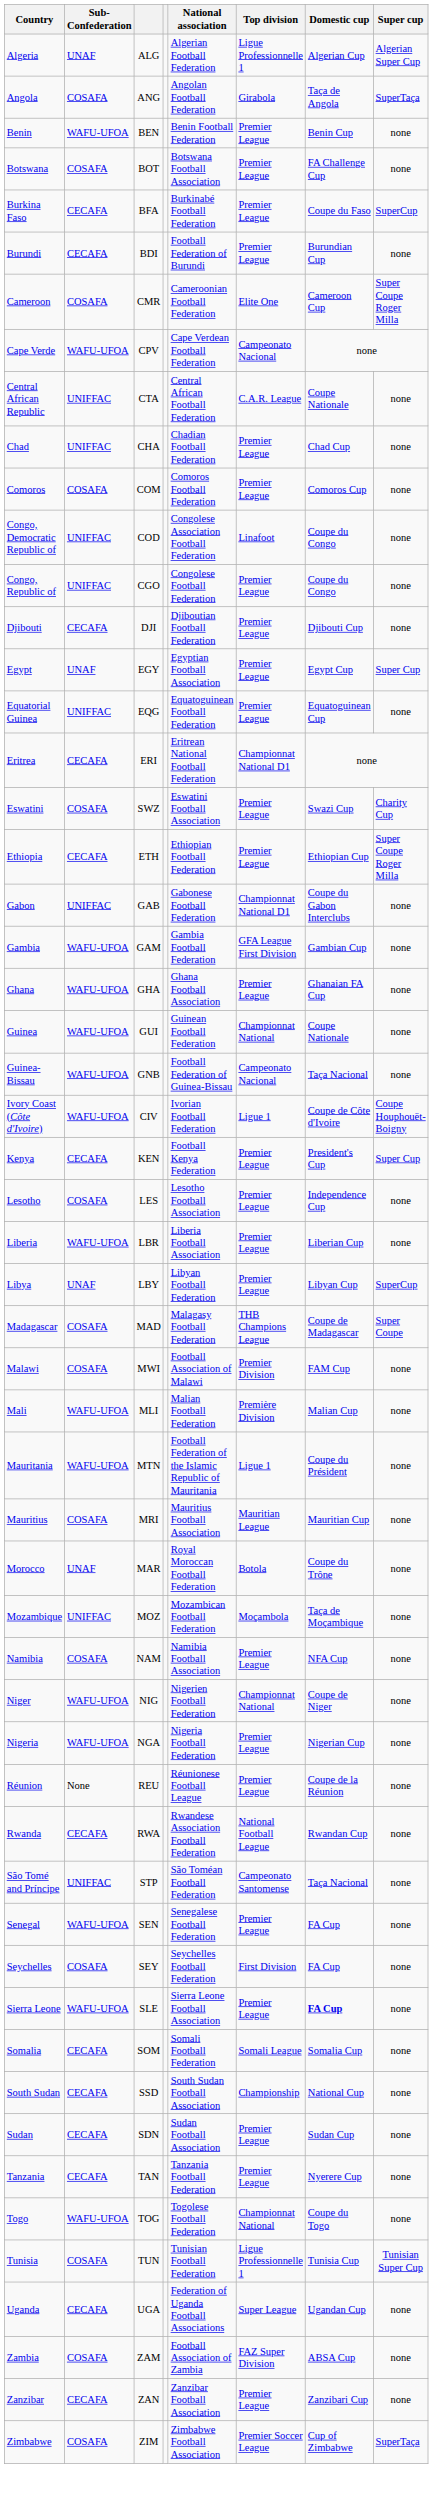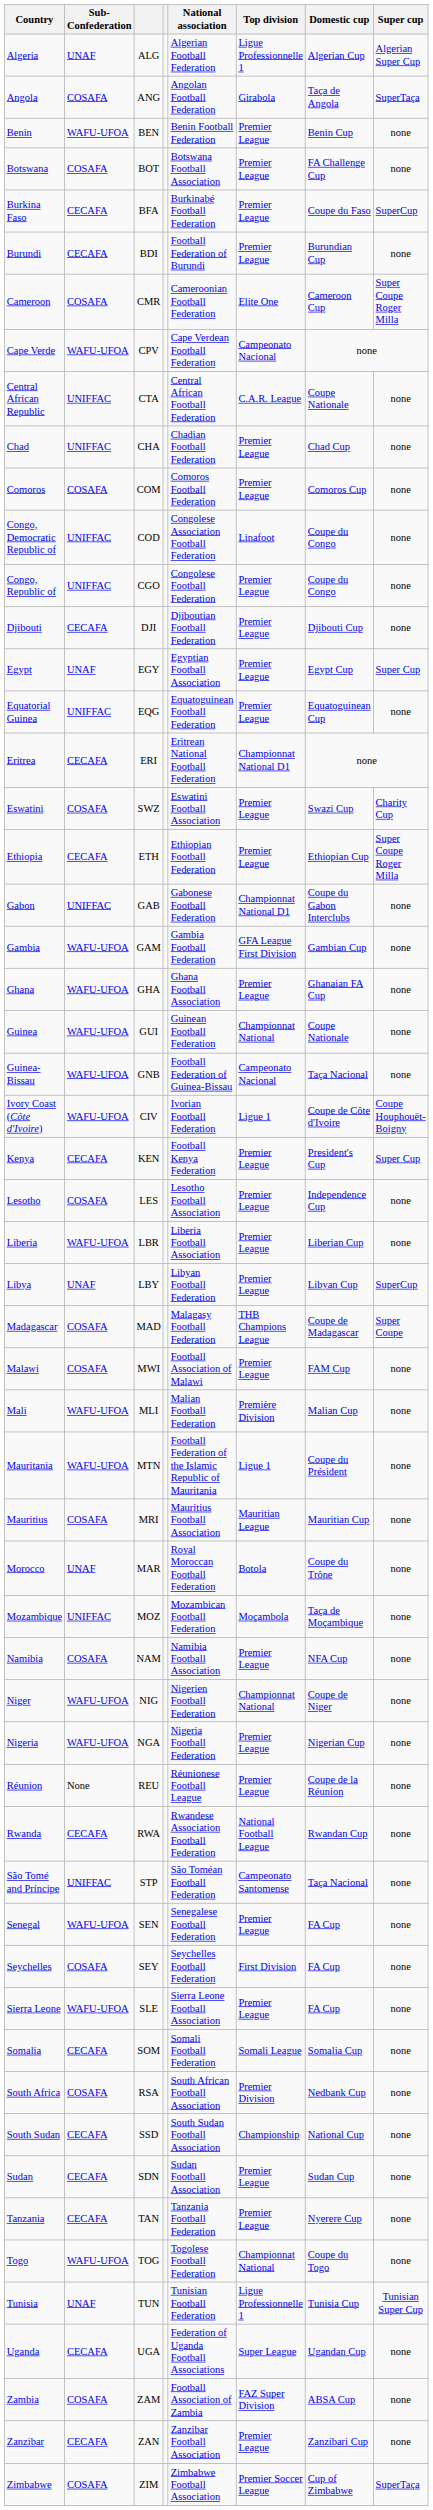(256, 1369) Premier Division -> (255, 1369) Premier League
(325, 2008) bold -> (324, 2008) normal
+ row: (33, 2092)
(87, 2261) COSAFA -> (81, 2303) UNAF
